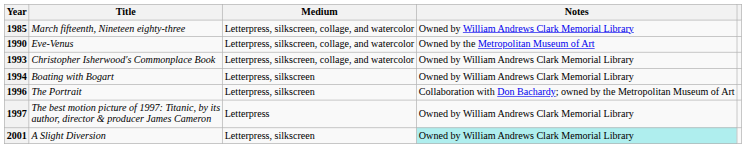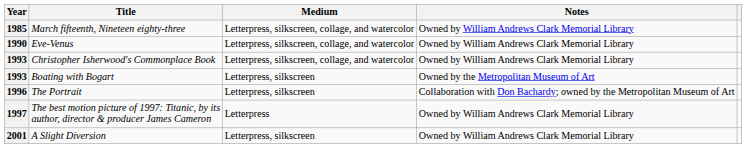(507, 44) Owned by the Metropolitan Museum of Art -> (526, 44) Owned by William Andrews Clark Memorial Library
(17, 76) 1994 -> (17, 76) 1993
(526, 76) Owned by William Andrews Clark Memorial Library -> (507, 76) Owned by the Metropolitan Museum of Art
(526, 135) paleturquoise background -> (526, 135) no background
